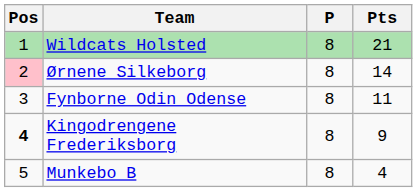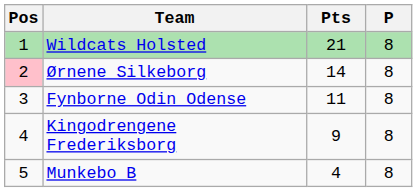columns swapped: (330, 18) <-> (382, 18)
(24, 136) bold -> (24, 136) normal
